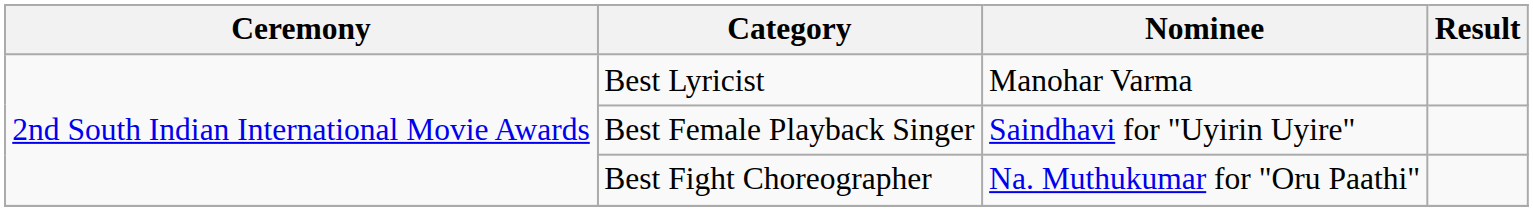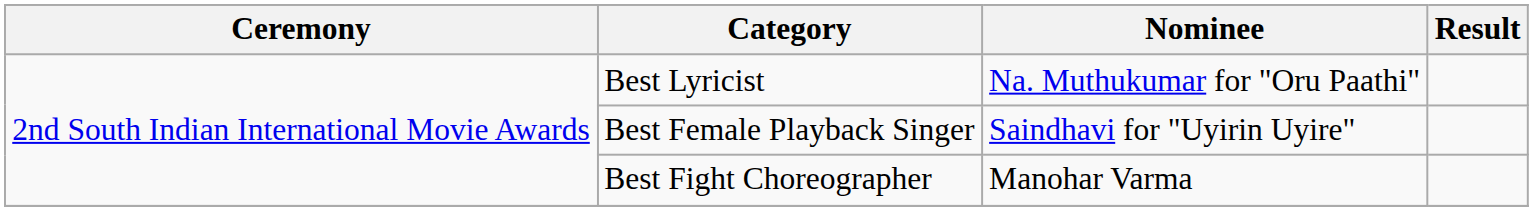(1091, 79) Manohar Varma -> (1205, 79) Na. Muthukumar for "Oru Paathi"
(1205, 179) Na. Muthukumar for "Oru Paathi" -> (1091, 179) Manohar Varma
